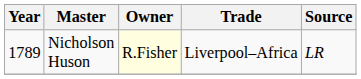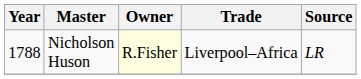(24, 52) 1789 -> (24, 52) 1788
